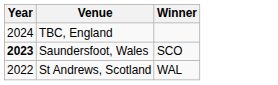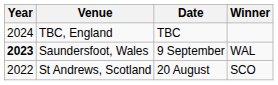+ column: (191, 13)
(170, 51) SCO -> (243, 51) WAL
(170, 70) WAL -> (243, 70) SCO
